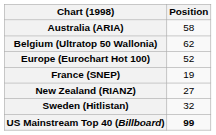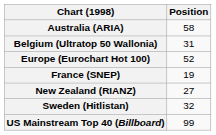(189, 43) 62 -> (189, 43) 31
(189, 122) bold -> (189, 122) normal
